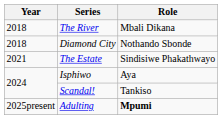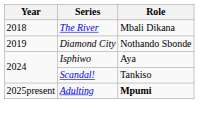(17, 43) 2018 -> (17, 43) 2019
- row: (81, 59)
